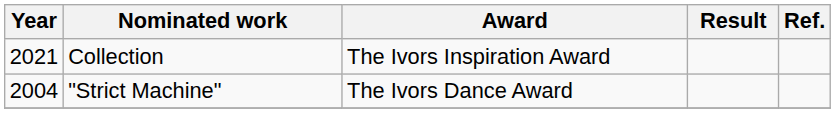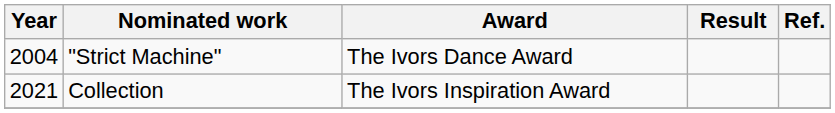rows swapped: (145, 90) <-> (116, 56)
